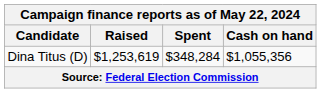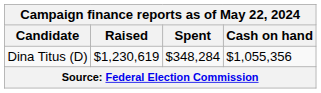(127, 56) $1,253,619 -> (127, 56) $1,230,619
